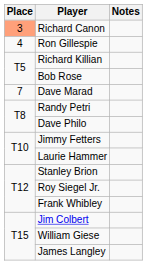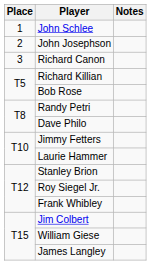+ row: (65, 28)
+ row: (74, 44)
(20, 28) lightsalmon background -> (20, 60) no background
- row: (68, 44)
- row: (65, 92)
